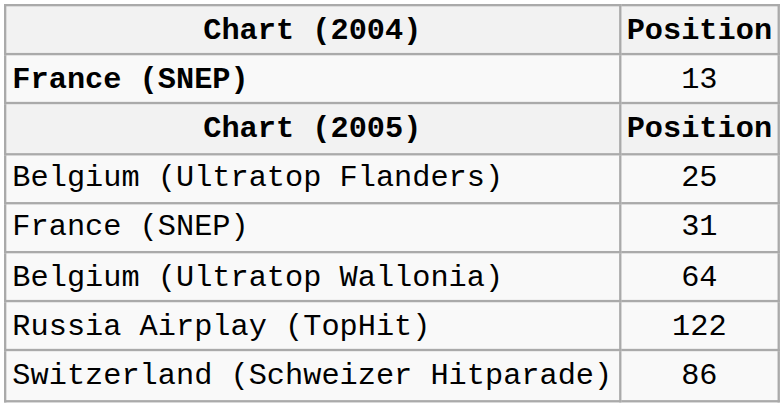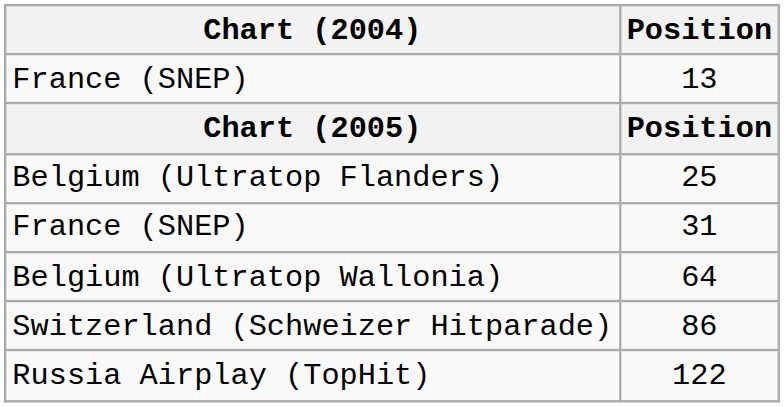(131, 79) bold -> (131, 79) normal
rows swapped: (699, 326) <-> (699, 375)
